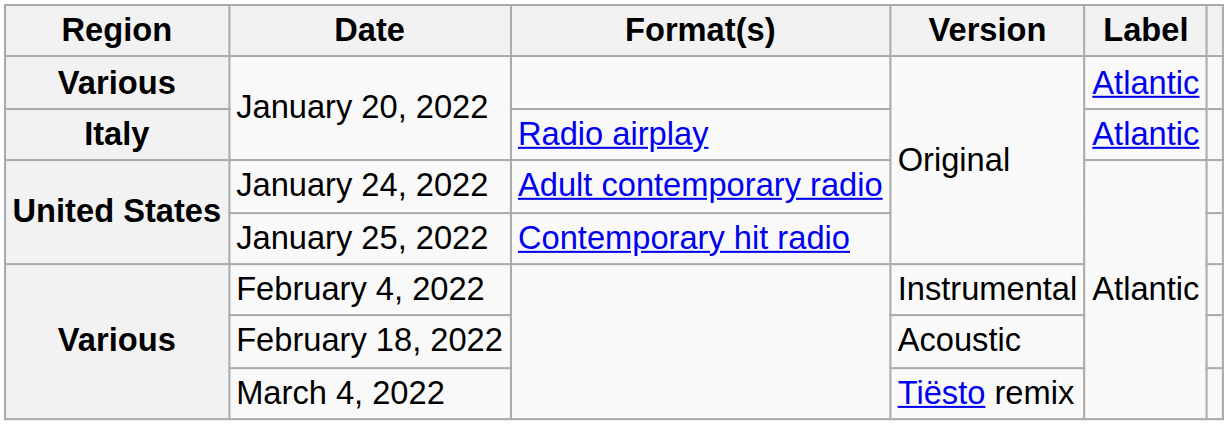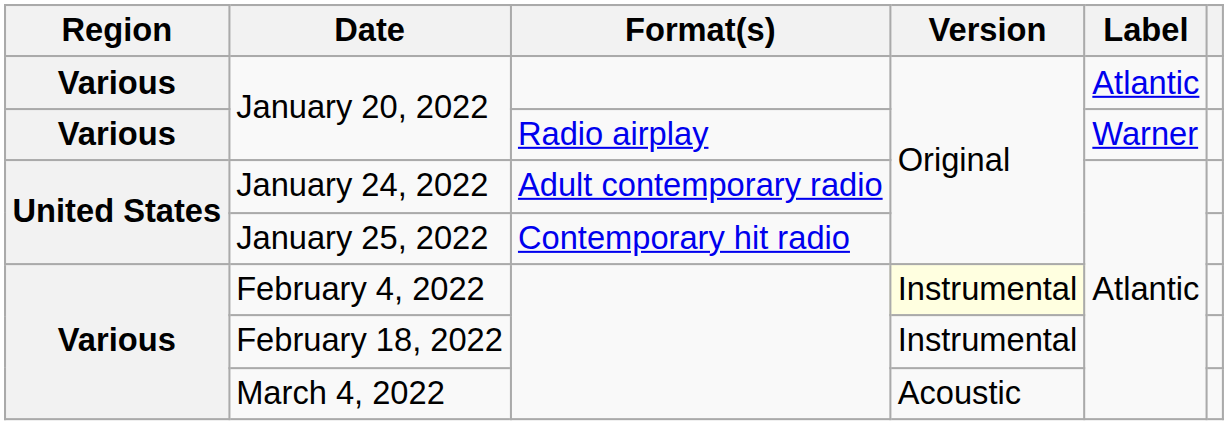(117, 133) Italy -> (117, 133) Various
(1146, 133) Atlantic -> (1145, 133) Warner
(987, 289) no background -> (987, 289) lightyellow background
(959, 340) Acoustic -> (987, 340) Instrumental
(986, 392) Tiësto remix -> (959, 392) Acoustic
